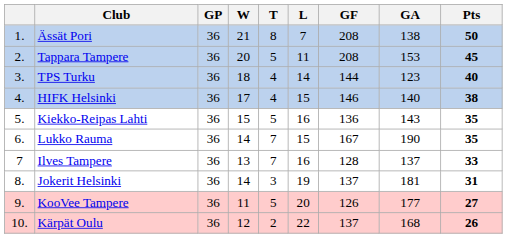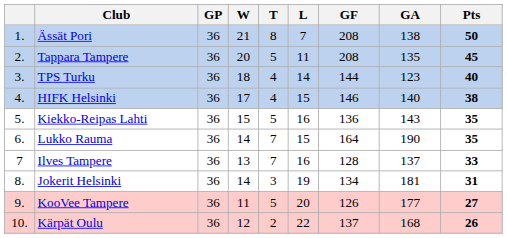(410, 56) 153 -> (410, 56) 135
(349, 139) 167 -> (349, 139) 164
(349, 181) 137 -> (349, 181) 134
